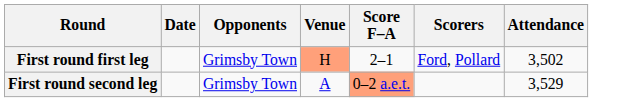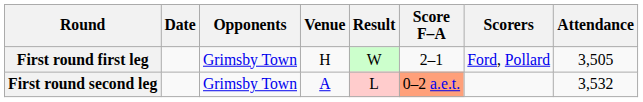+ column: (374, 25)
(325, 59) lightsalmon background -> (325, 59) no background
(546, 59) 3,502 -> (596, 59) 3,505
(546, 84) 3,529 -> (596, 84) 3,532
